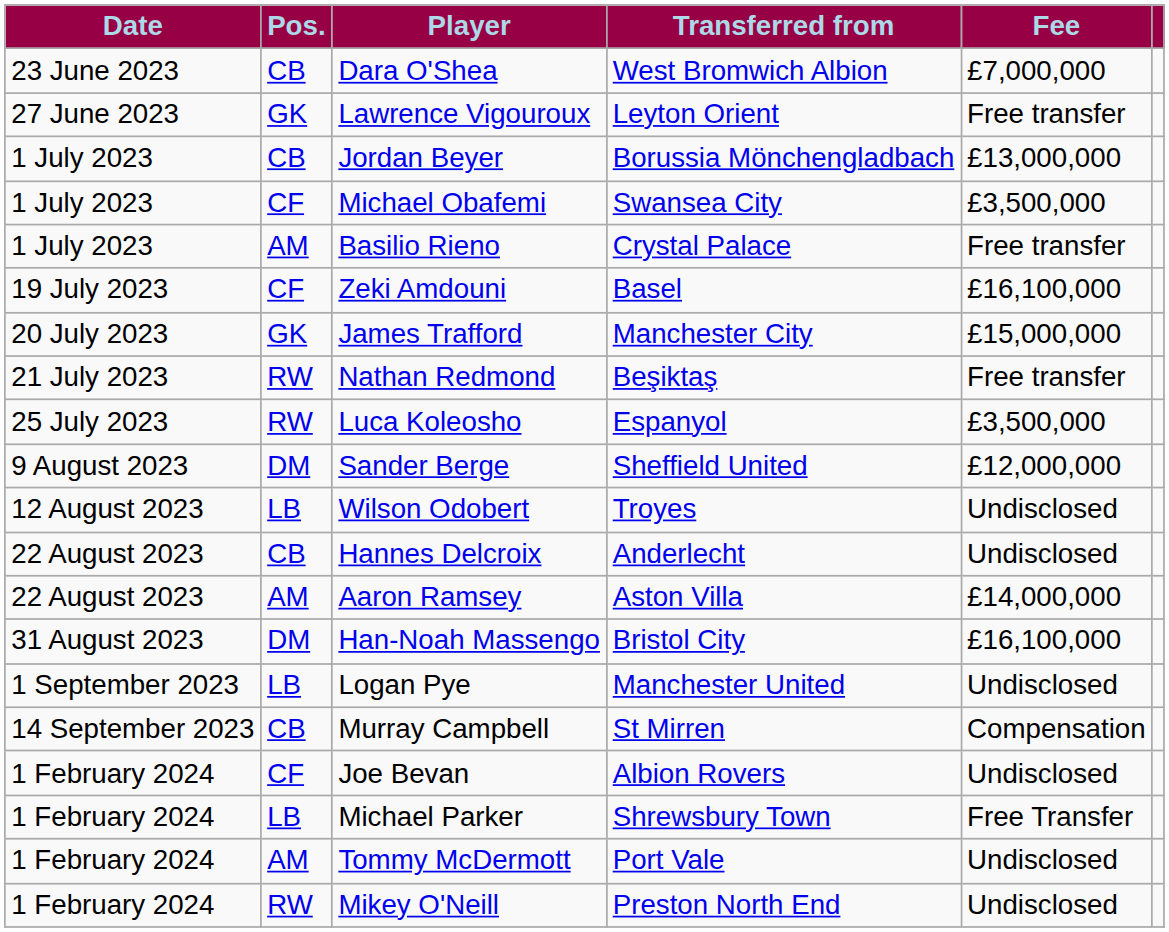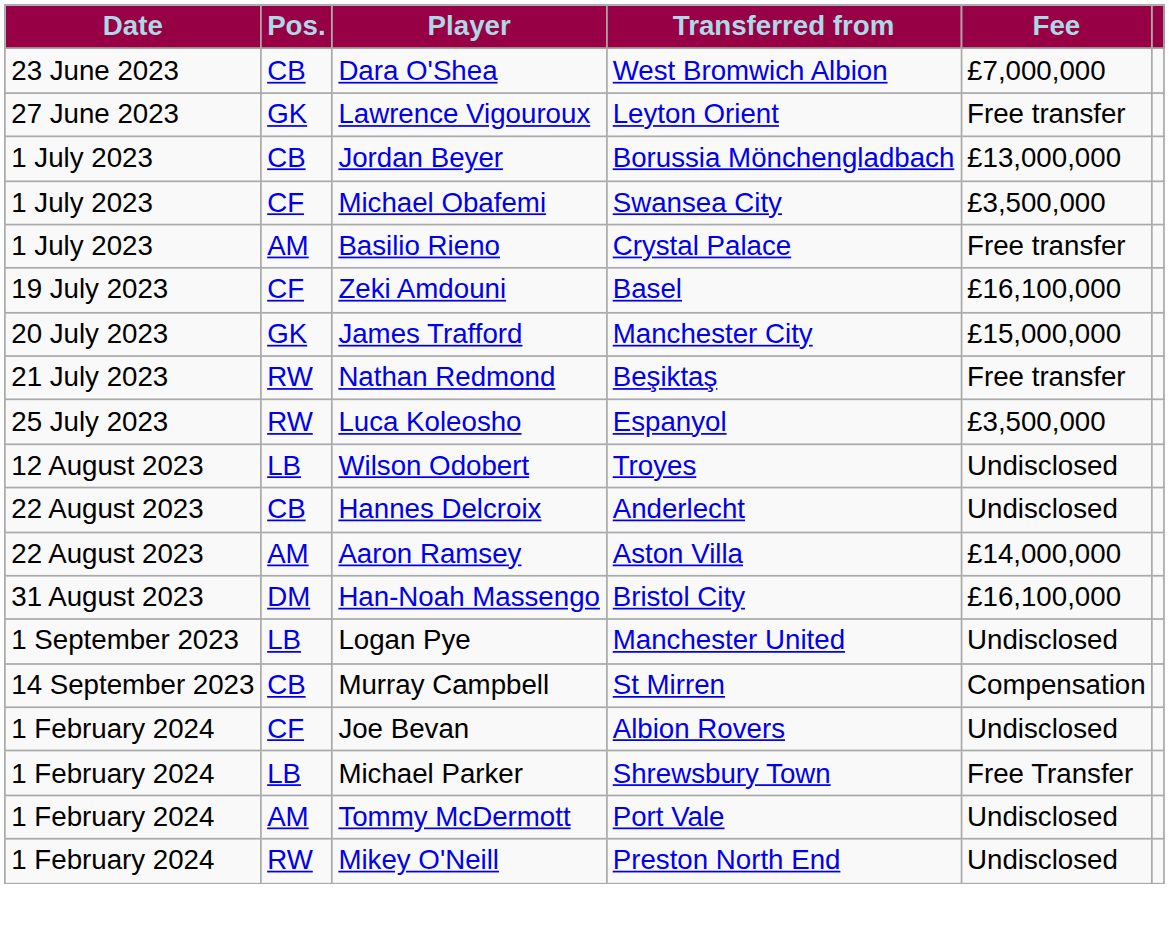- row: (424, 465)
